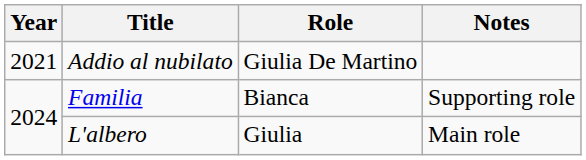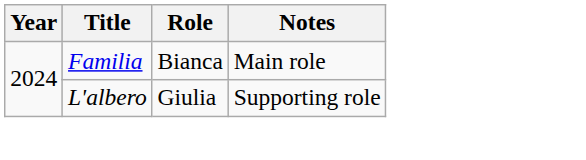- row: (150, 60)
(502, 97) Supporting role -> (280, 60) Main role
(474, 135) Main role -> (307, 97) Supporting role
